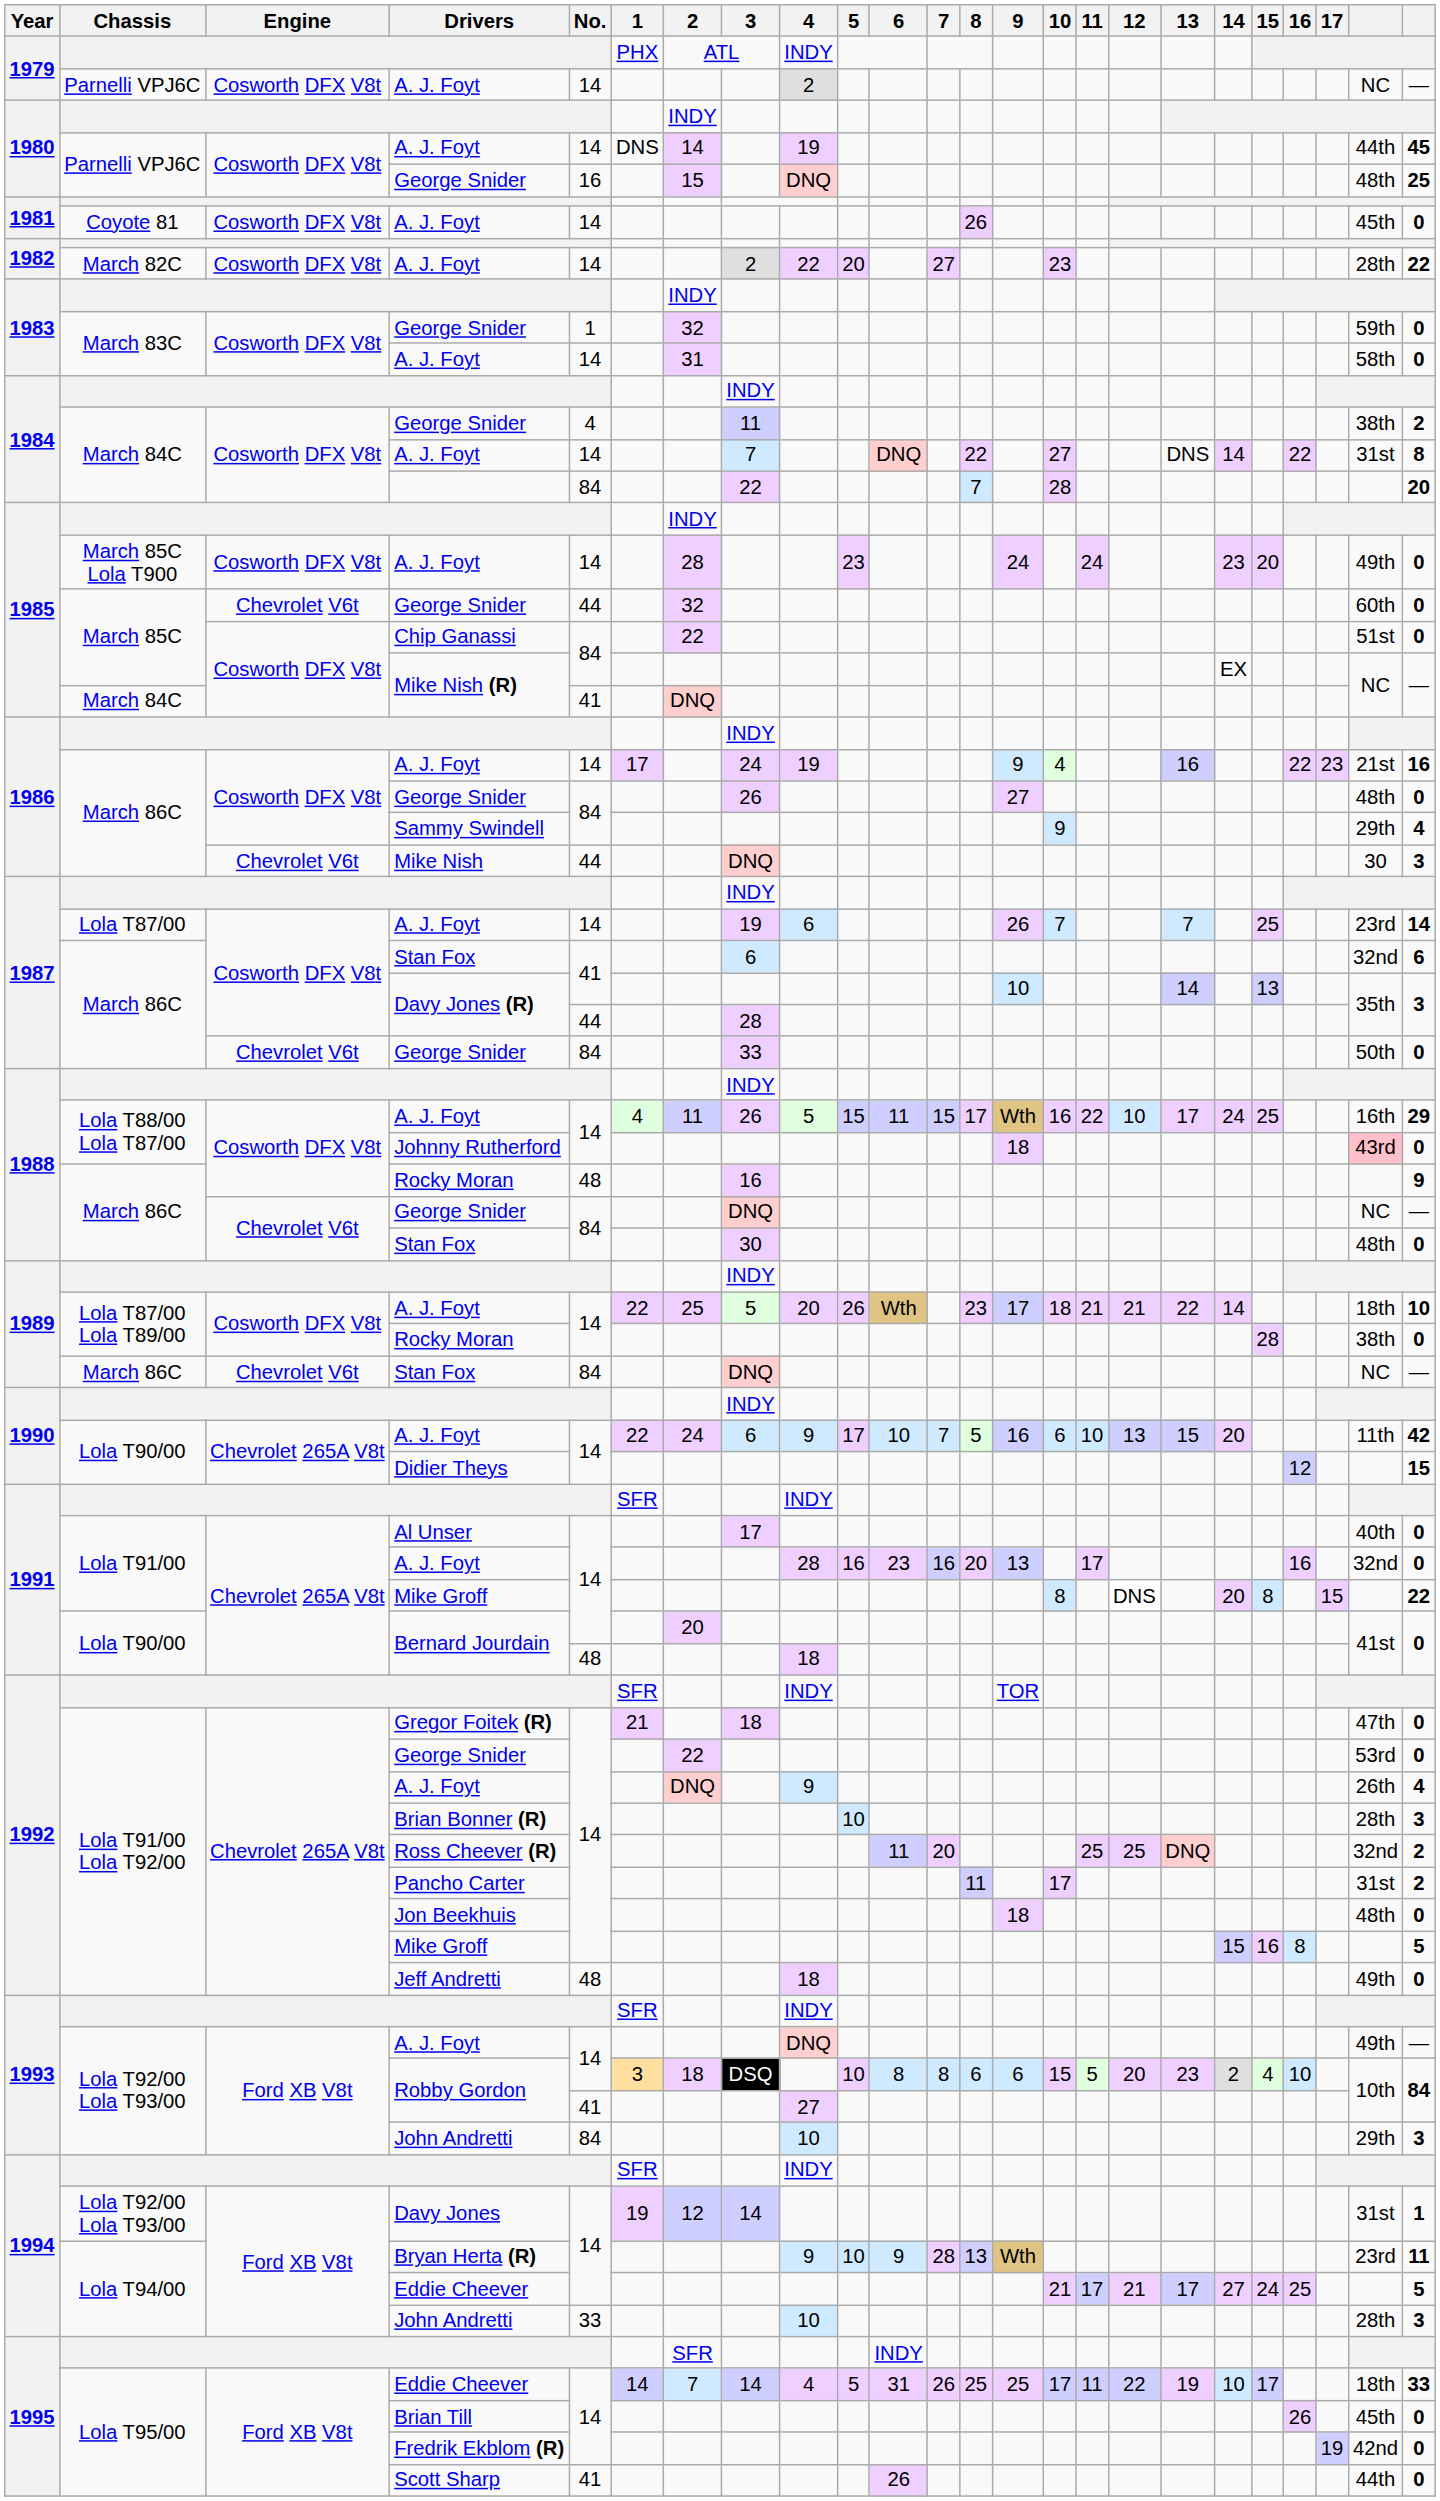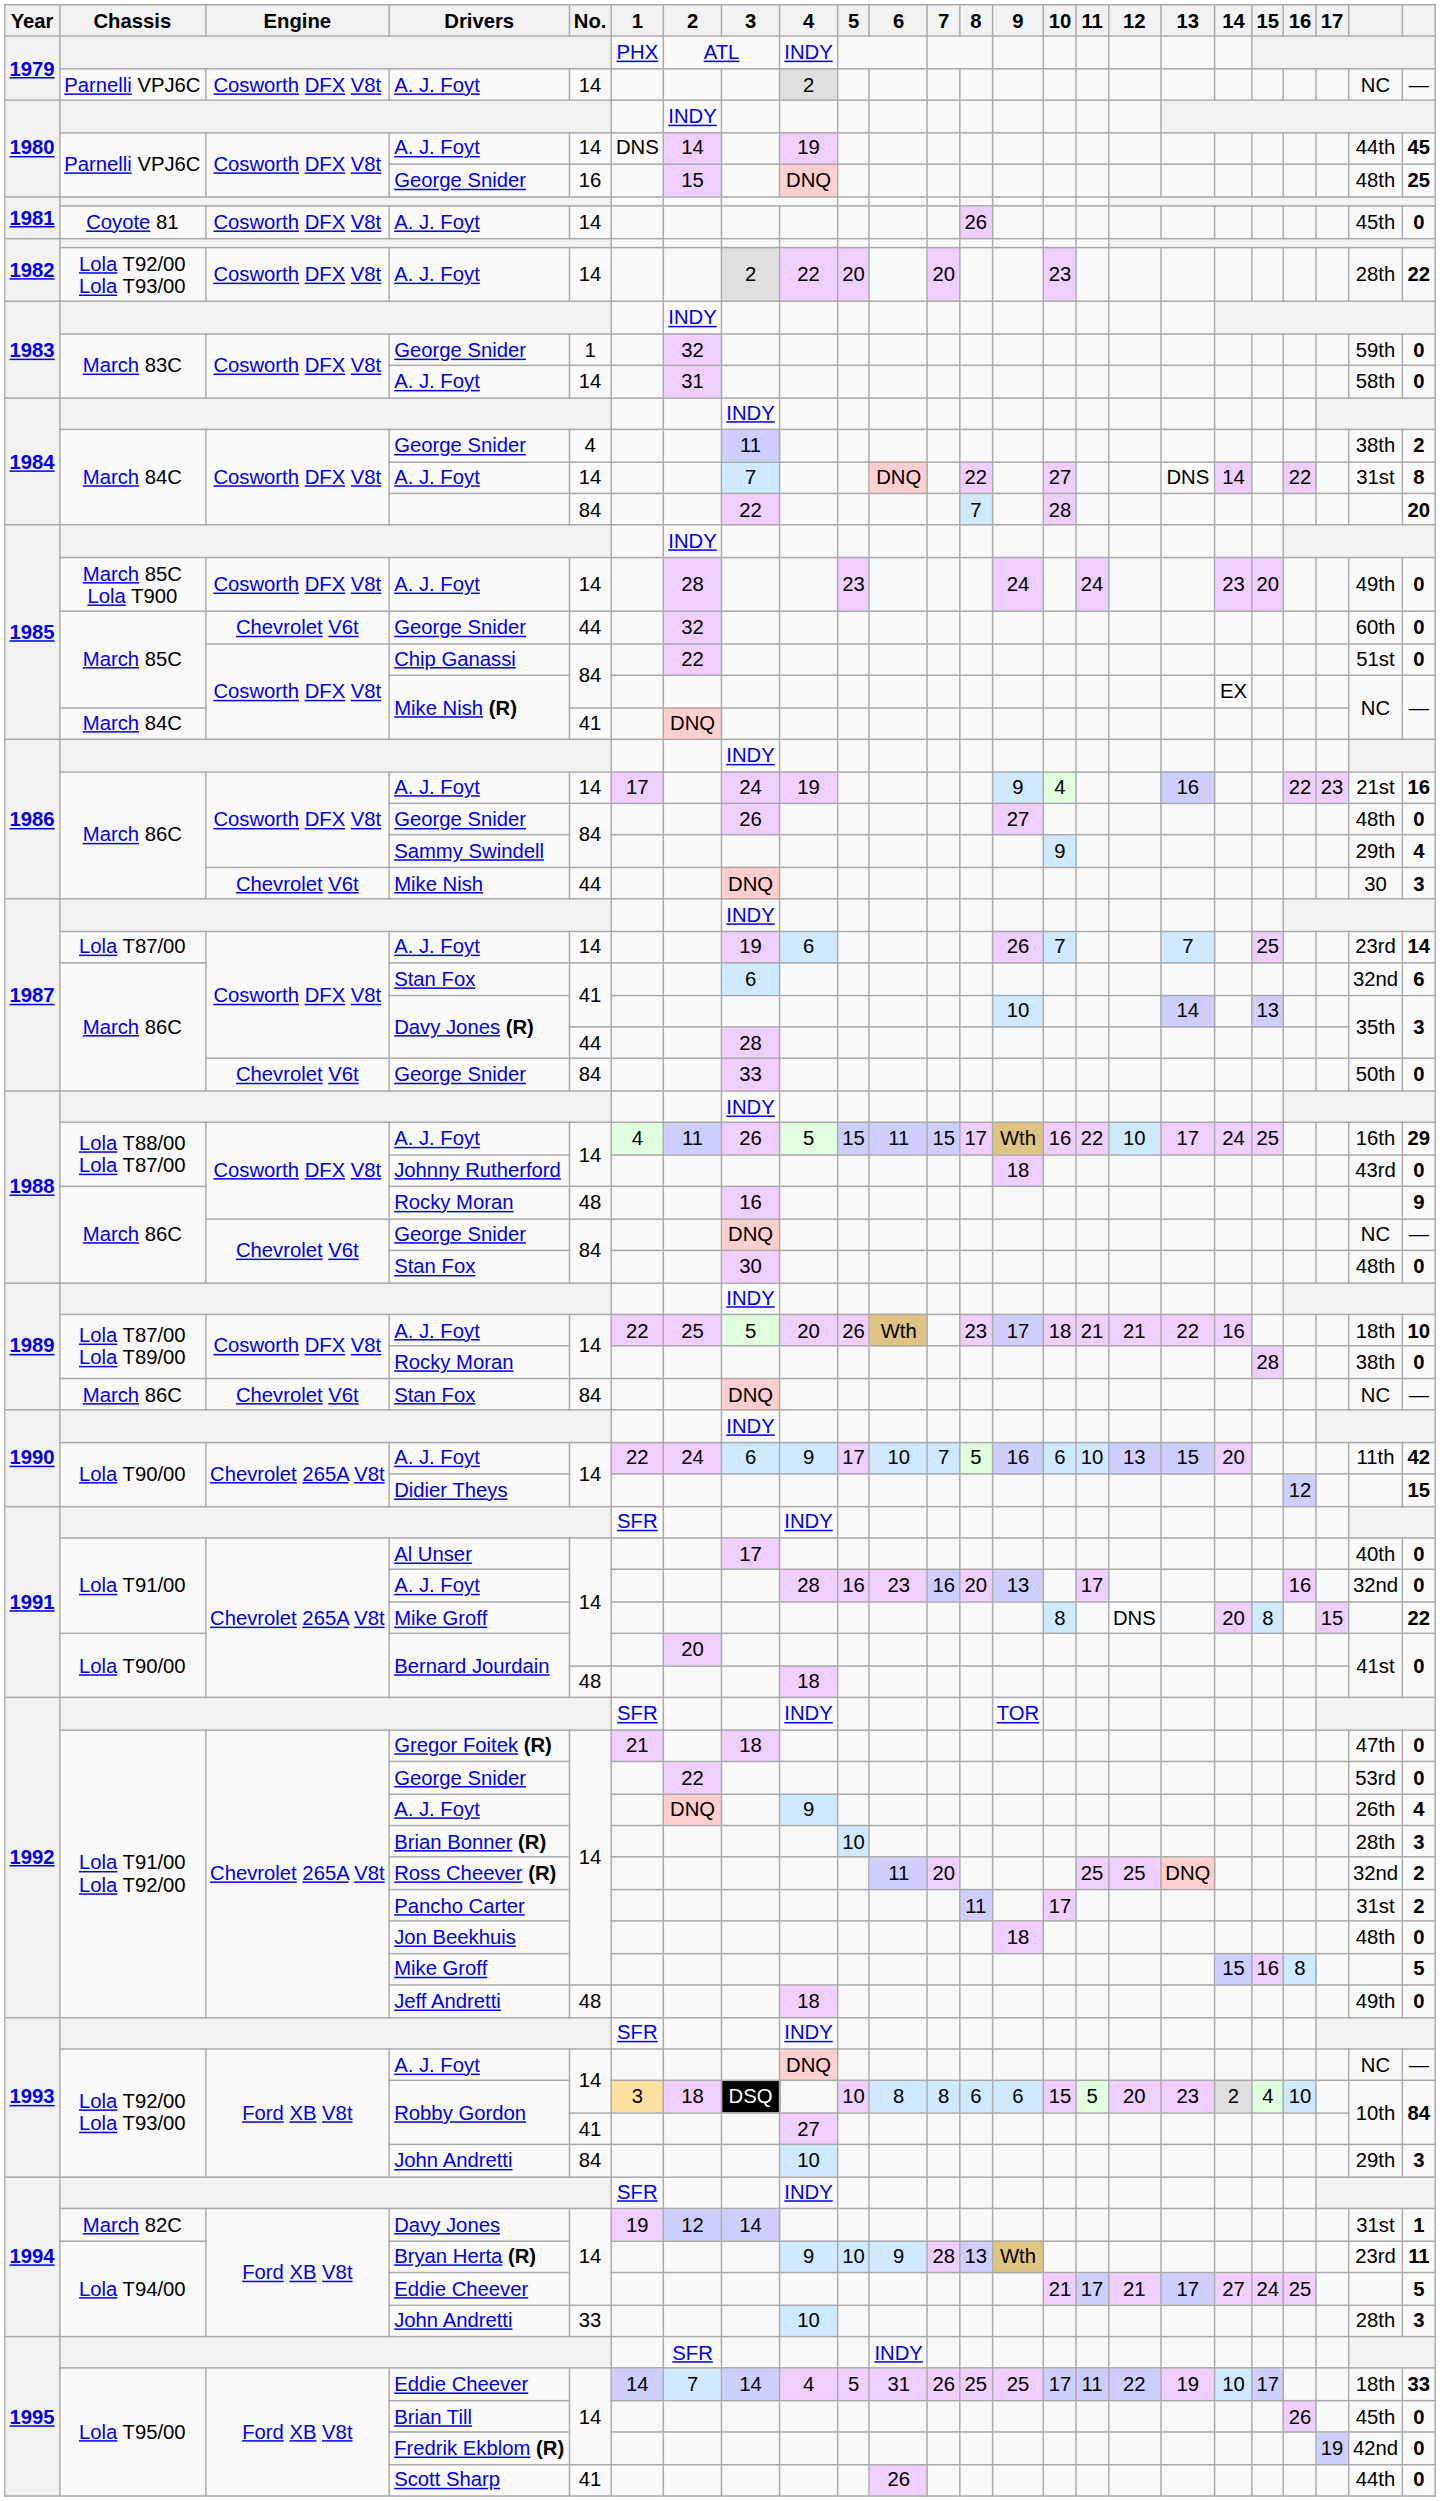(132, 263) March 82C -> (132, 274) Lola T92/00 Lola T93/00
(944, 263) 27 -> (944, 274) 20
(1375, 1148) pink background -> (1375, 1170) no background
(1233, 1308) 14 -> (1233, 1330) 16
(1375, 2042) 49th -> (1375, 2065) NC
(132, 2213) Lola T92/00 Lola T93/00 -> (132, 2224) March 82C
